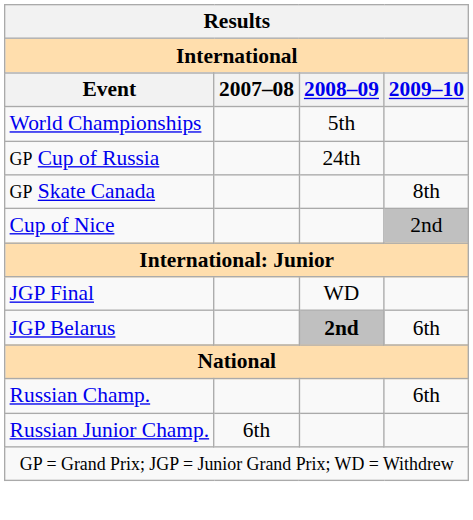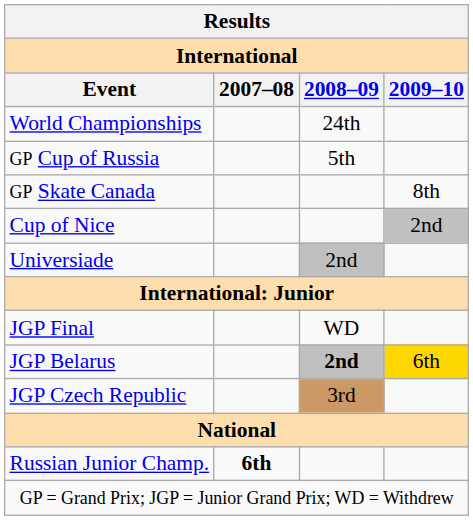(341, 123) 5th -> (341, 123) 24th
(341, 157) 24th -> (341, 157) 5th
+ row: (61, 259)
(426, 327) no background -> (426, 361) gold background
+ row: (98, 395)
- row: (80, 395)
(257, 429) normal -> (257, 463) bold
